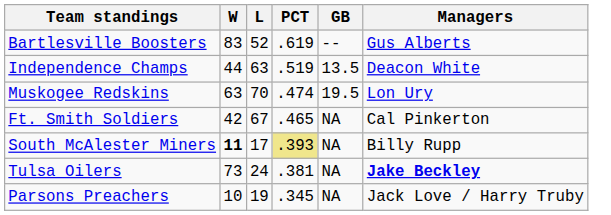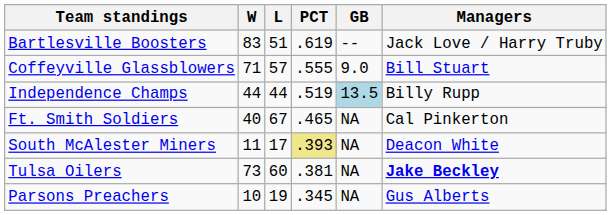(259, 43) 52 -> (278, 43) 51
(419, 43) Gus Alberts -> (494, 43) Jack Love / Harry Truby
+ row: (122, 69)
(259, 69) 63 -> (278, 94) 44
(340, 69) no background -> (359, 94) lightblue background
(423, 69) Deacon White -> (433, 94) Billy Rupp
- row: (89, 94)
(233, 120) 42 -> (252, 120) 40
(233, 146) bold -> (252, 146) normal
(414, 146) Billy Rupp -> (442, 146) Deacon White
(259, 171) 24 -> (278, 171) 60
(475, 197) Jack Love / Harry Truby -> (438, 197) Gus Alberts
